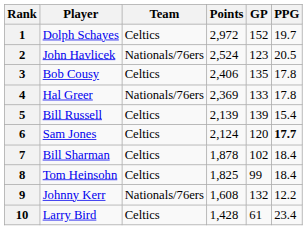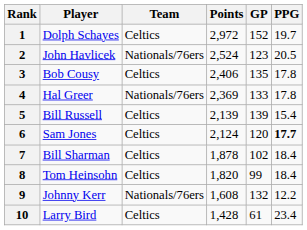(224, 174) 1,825 -> (224, 174) 1,820
